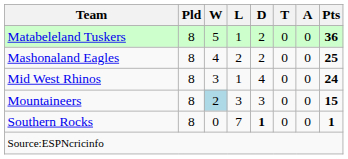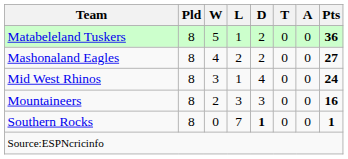(331, 57) 25 -> (331, 57) 27
(216, 100) lightblue background -> (216, 100) no background
(331, 100) 15 -> (331, 100) 16
